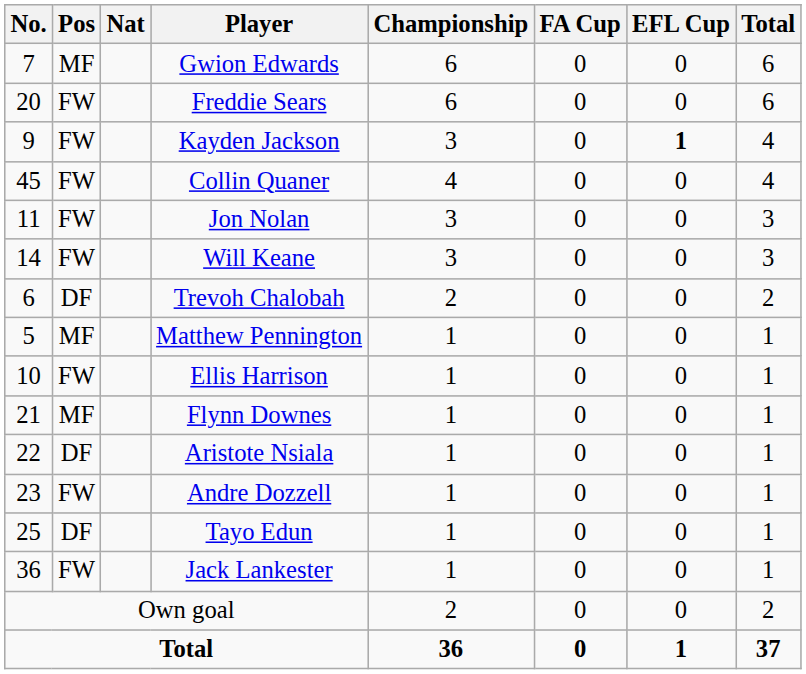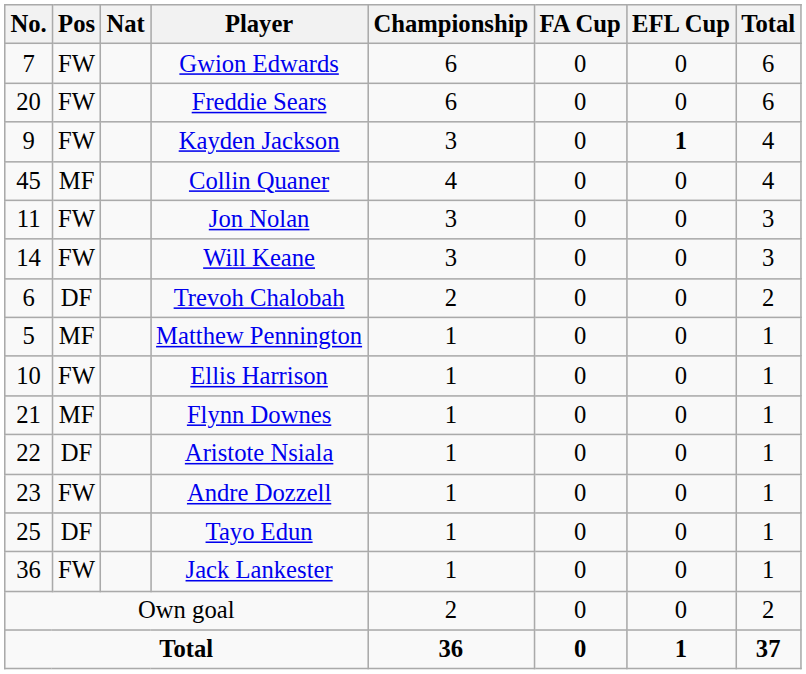(77, 63) MF -> (77, 63) FW
(77, 180) FW -> (77, 180) MF
